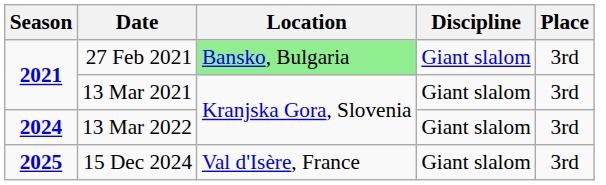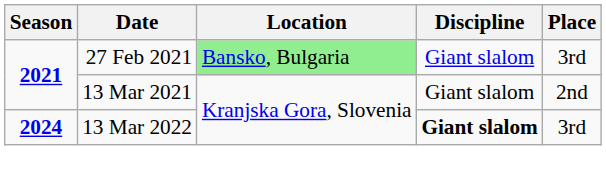(565, 92) 3rd -> (572, 92) 2nd
(476, 127) normal -> (480, 127) bold
- row: (138, 162)
